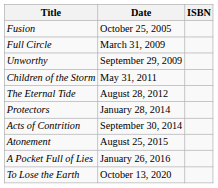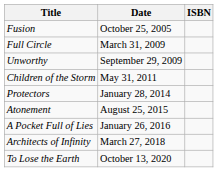- row: (41, 93)
- row: (43, 126)
+ row: (49, 142)
